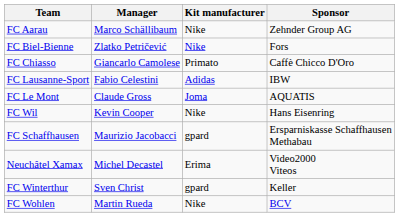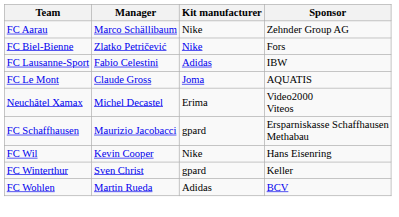- row: (31, 63)
rows swapped: (45, 164) <-> (22, 113)
(195, 204) Nike -> (197, 187) Adidas
